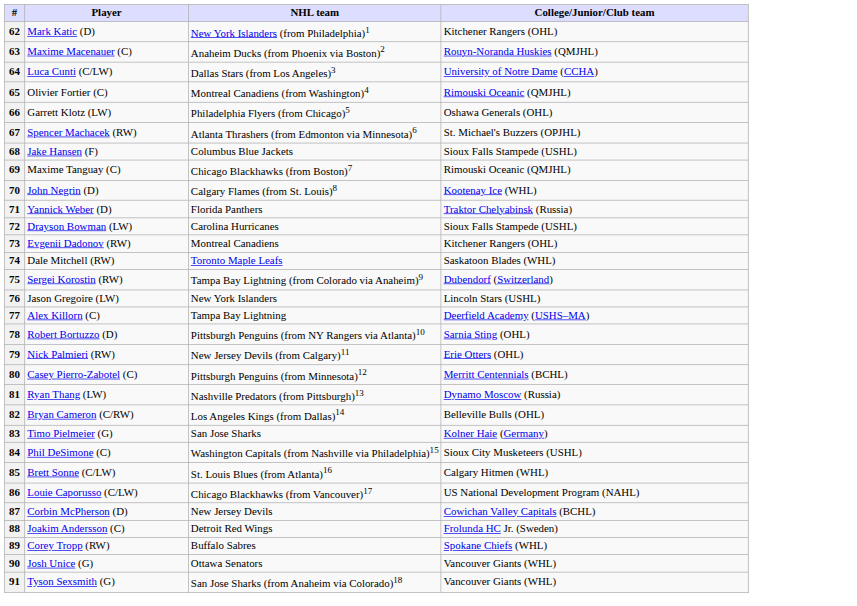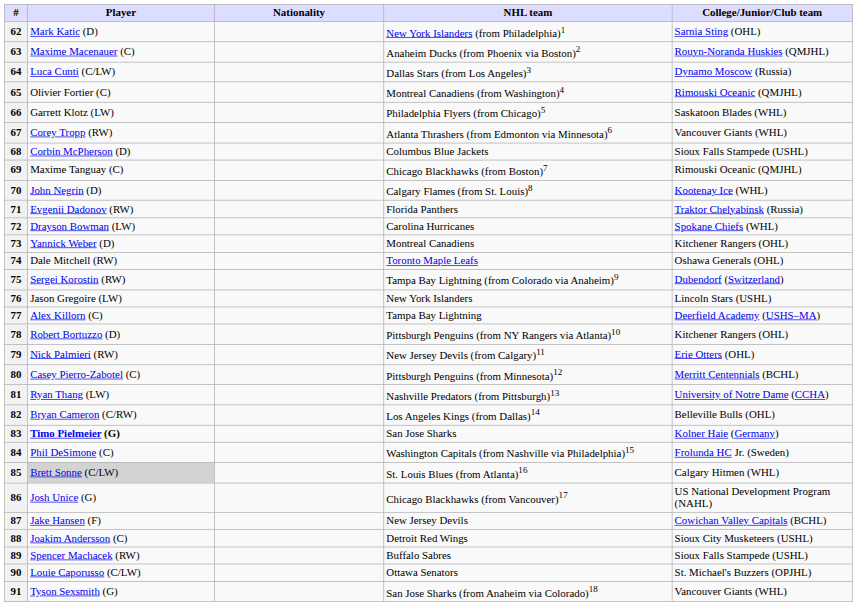+ column: (299, 13)
(500, 31) Kitchener Rangers (OHL) -> (718, 31) Sarnia Sting (OHL)
(521, 72) University of Notre Dame (CCHA) -> (733, 72) Dynamo Moscow (Russia)
(498, 112) Oshawa Generals (OHL) -> (730, 112) Saskatoon Blades (WHL)
(82, 132) Spencer Machacek (RW) -> (71, 132) Corey Tropp (RW)
(512, 132) St. Michael's Buzzers (OPJHL) -> (731, 132) Vancouver Giants (WHL)
(63, 151) Jake Hansen (F) -> (80, 151) Corbin McPherson (D)
(69, 209) Yannick Weber (D) -> (82, 209) Evgenii Dadonov (RW)
(510, 226) Sioux Falls Stampede (USHL) -> (726, 226) Spokane Chiefs (WHL)
(79, 243) Evgenii Dadonov (RW) -> (72, 243) Yannick Weber (D)
(500, 260) Saskatoon Blades (WHL) -> (729, 260) Oshawa Generals (OHL)
(487, 334) Sarnia Sting (OHL) -> (731, 334) Kitchener Rangers (OHL)
(502, 395) Dynamo Moscow (Russia) -> (752, 395) University of Notre Dame (CCHA)
(70, 433) normal -> (75, 433) bold
(513, 452) Sioux City Musketeers (USHL) -> (732, 452) Frolunda HC Jr. (Sweden)
(71, 472) no background -> (74, 472) lightgrey background
(82, 493) Louie Caporusso (C/LW) -> (63, 497) Josh Unice (G)
(77, 511) Corbin McPherson (D) -> (66, 521) Jake Hansen (F)
(501, 529) Frolunda HC Jr. (Sweden) -> (744, 538) Sioux City Musketeers (USHL)
(68, 546) Corey Tropp (RW) -> (85, 555) Spencer Machacek (RW)
(495, 546) Spokane Chiefs (WHL) -> (741, 555) Sioux Falls Stampede (USHL)
(60, 563) Josh Unice (G) -> (85, 572) Louie Caporusso (C/LW)
(500, 563) Vancouver Giants (WHL) -> (743, 572) St. Michael's Buzzers (OPJHL)
